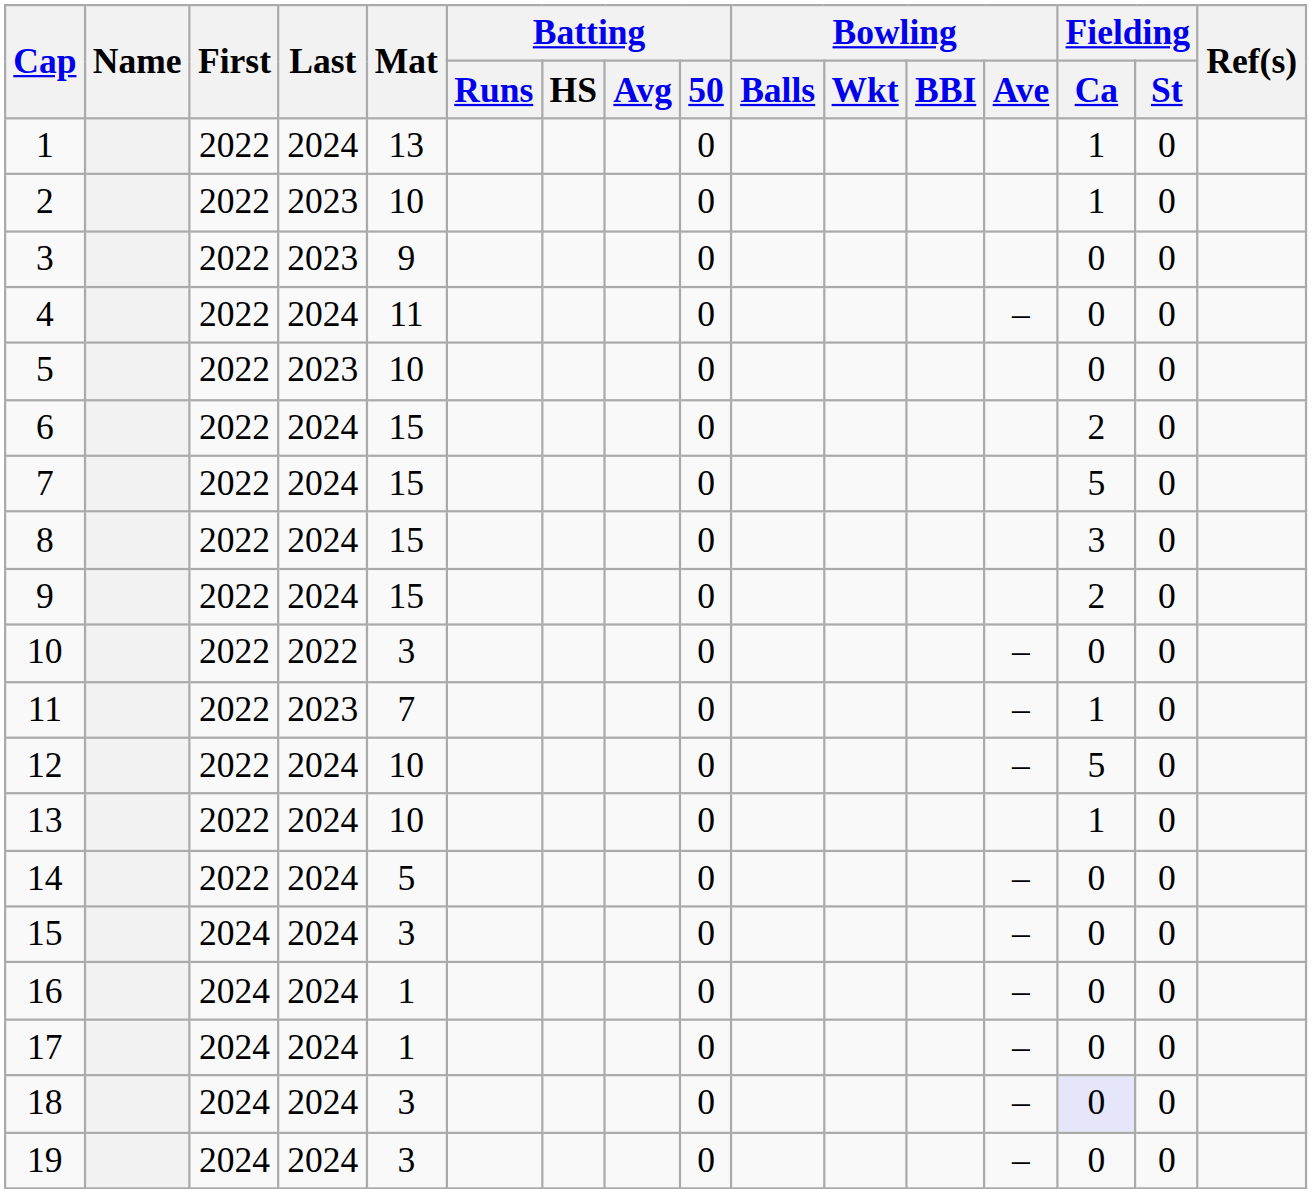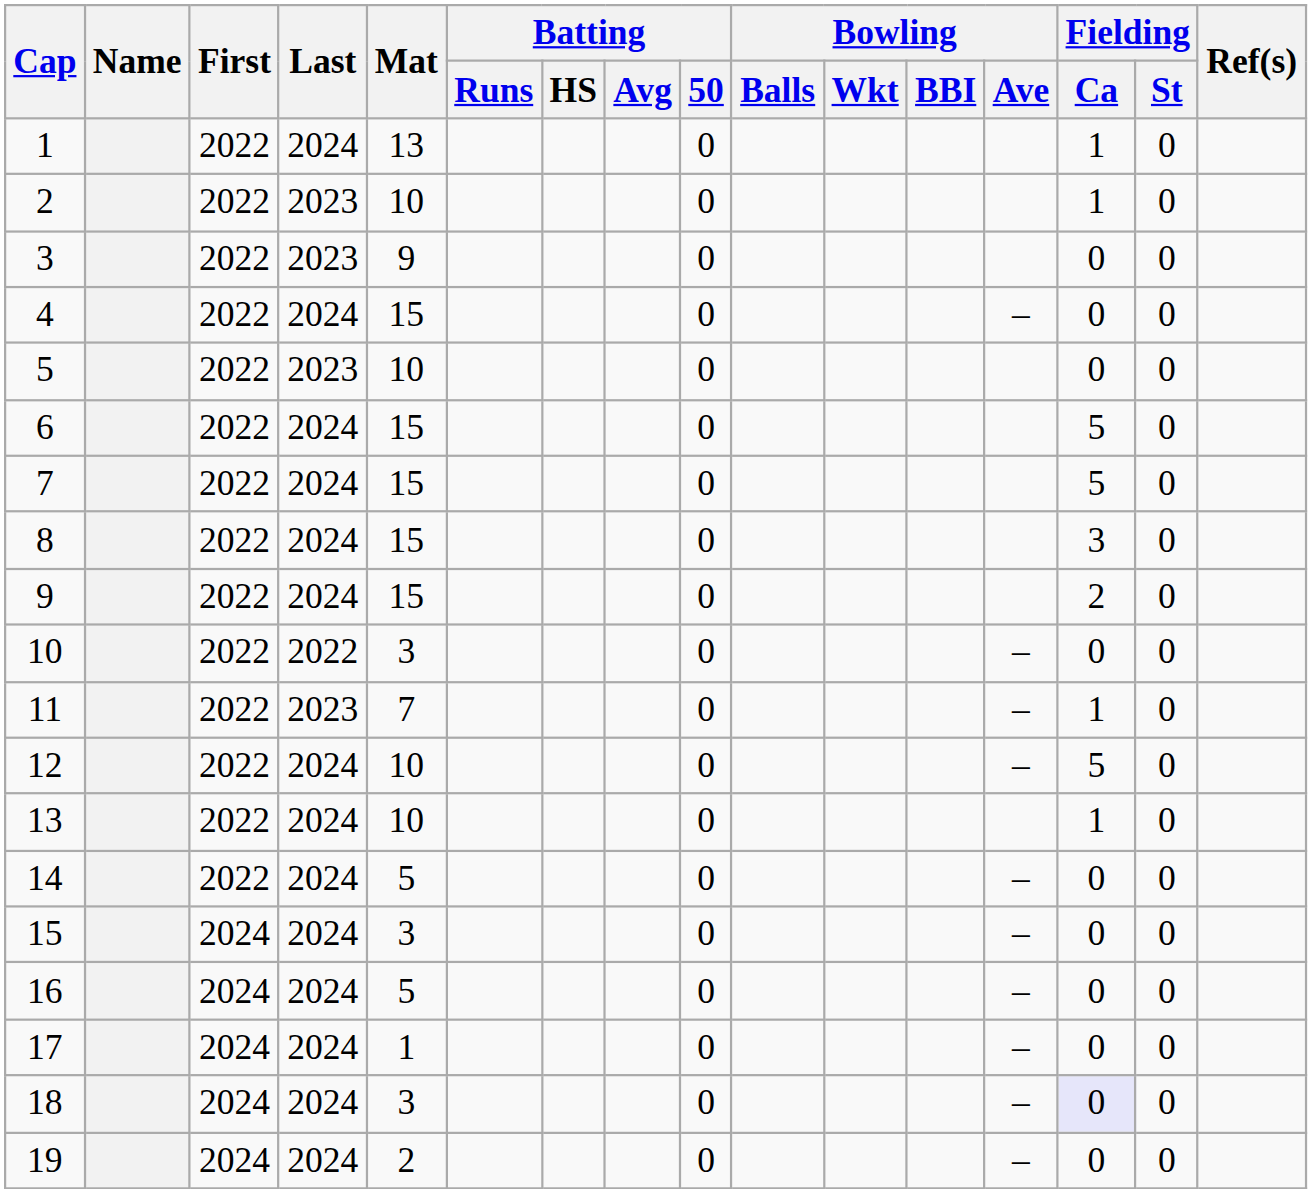(406, 314) 11 -> (406, 314) 15
(1096, 426) 2 -> (1096, 426) 5
(406, 990) 1 -> (406, 990) 5
(406, 1159) 3 -> (406, 1159) 2
